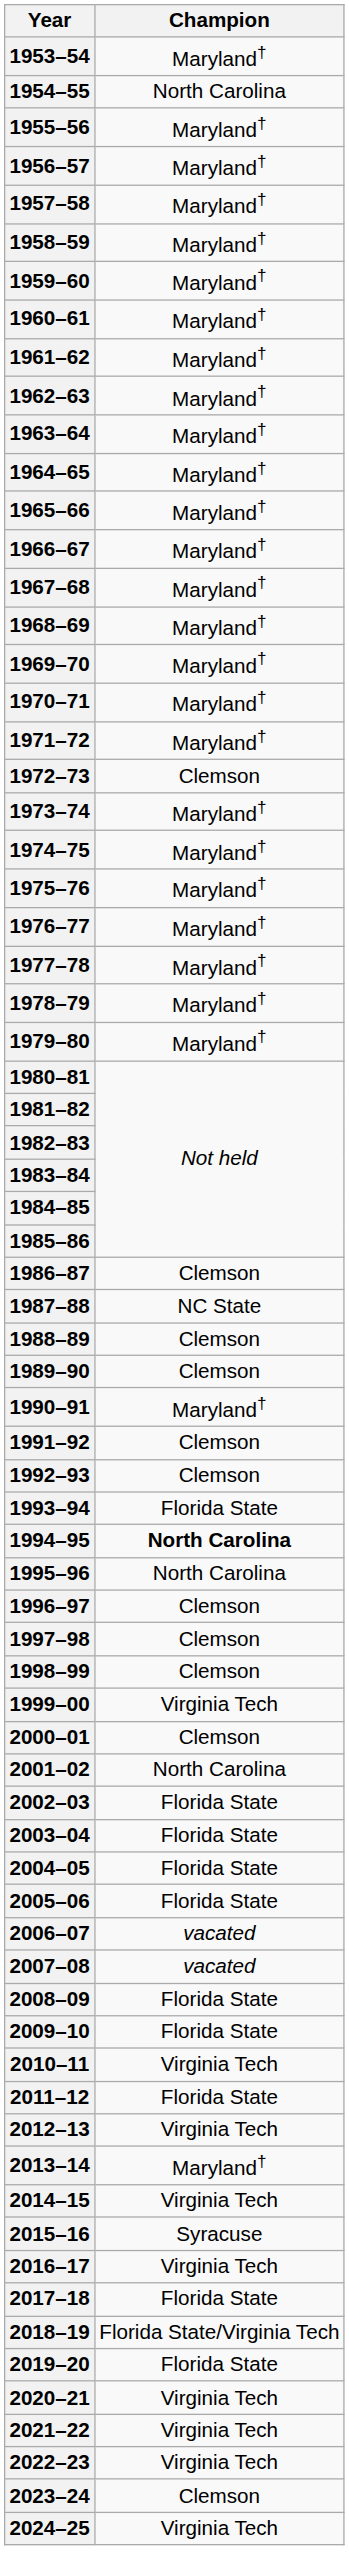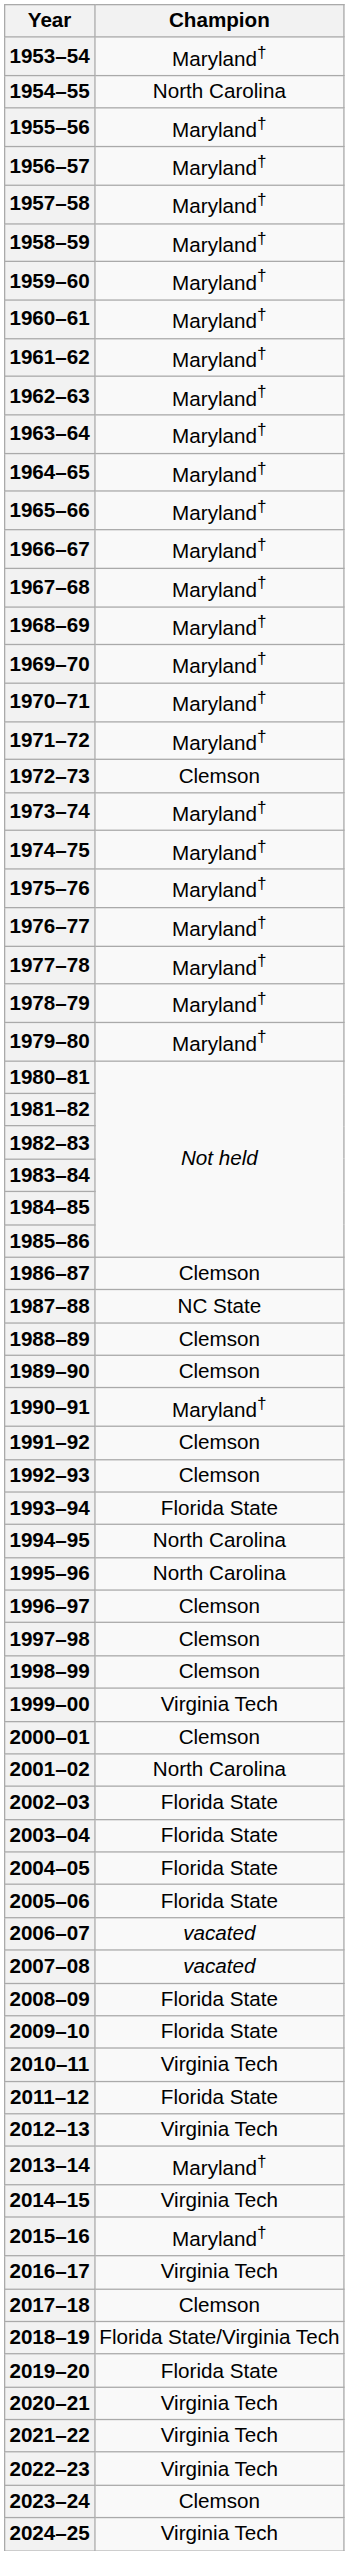(219, 1540) bold -> (219, 1540) normal
(219, 2233) Syracuse -> (219, 2236) Maryland†
(219, 2299) Florida State -> (219, 2304) Clemson
